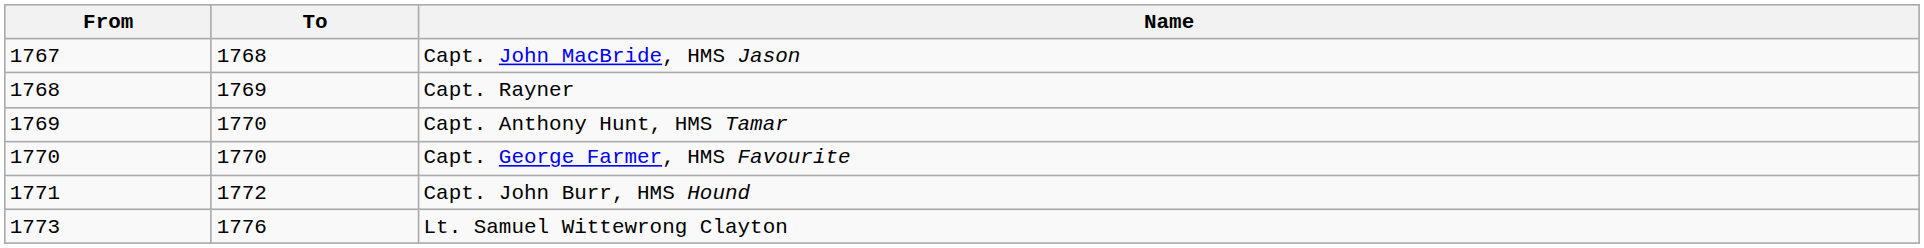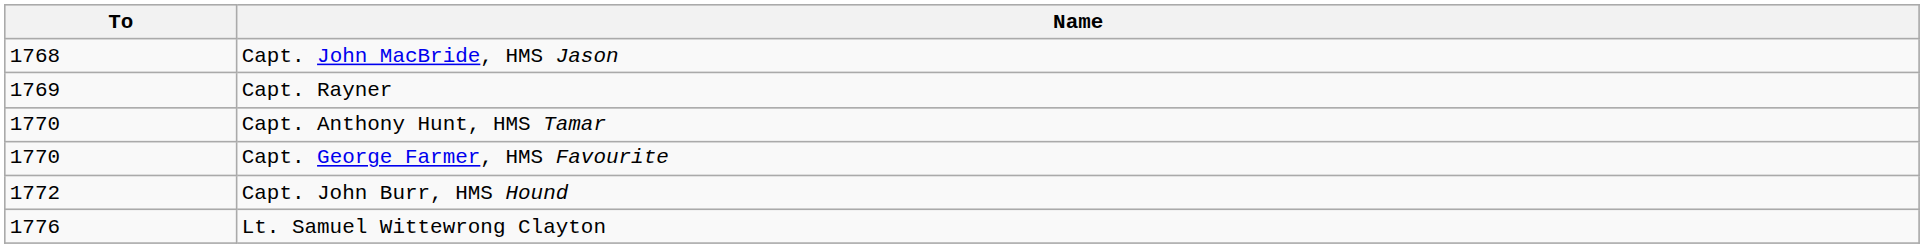- column: (108, 22)
